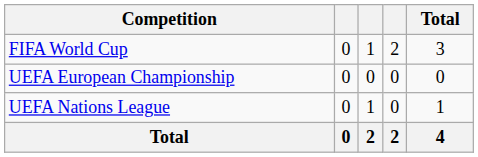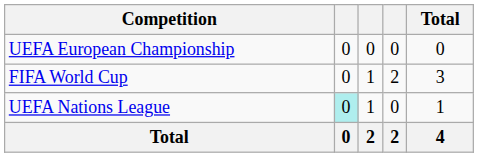rows swapped: (68, 49) <-> (122, 78)
(346, 107) no background -> (346, 107) paleturquoise background
